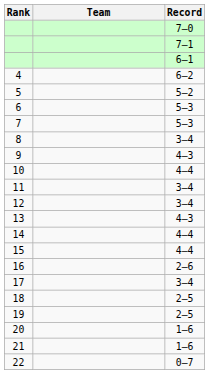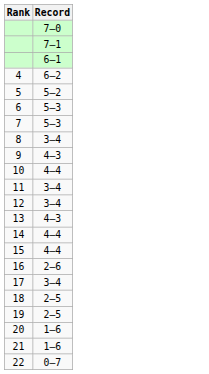- column: (99, 12)
